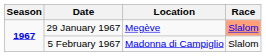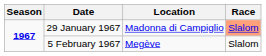(143, 28) Megève -> (174, 28) Madonna di Campiglio
(174, 43) Madonna di Campiglio -> (143, 43) Megève
